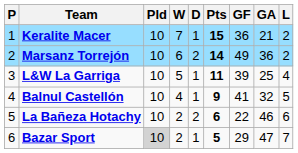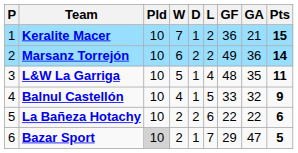columns swapped: (286, 14) <-> (217, 14)
(242, 76) 39 -> (229, 76) 48
(266, 76) 25 -> (254, 76) 35
(242, 96) 41 -> (229, 96) 33
(266, 117) 46 -> (254, 117) 22
